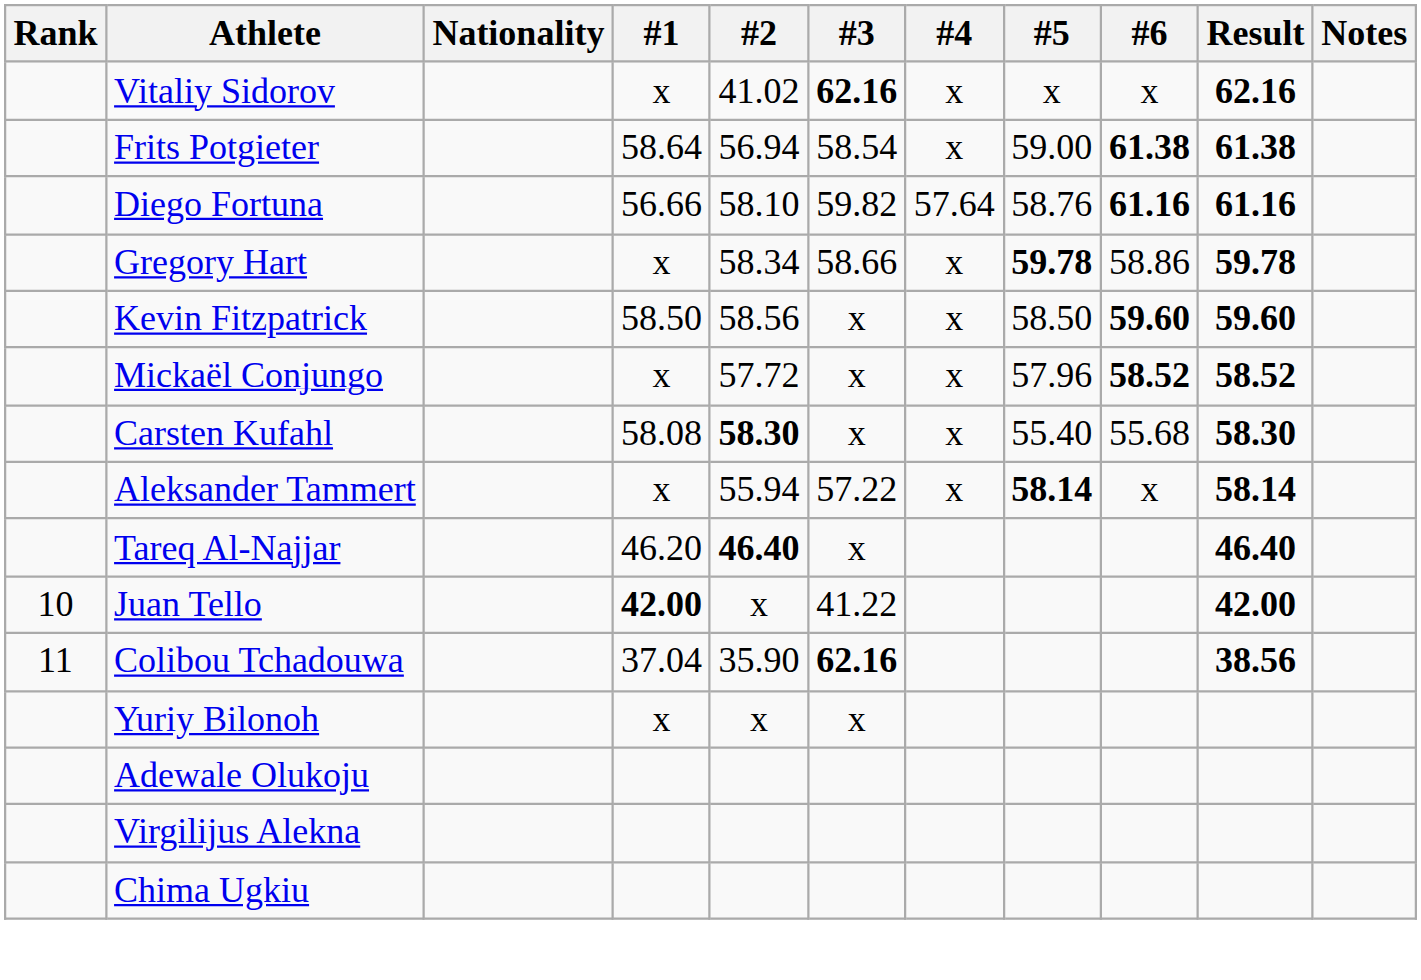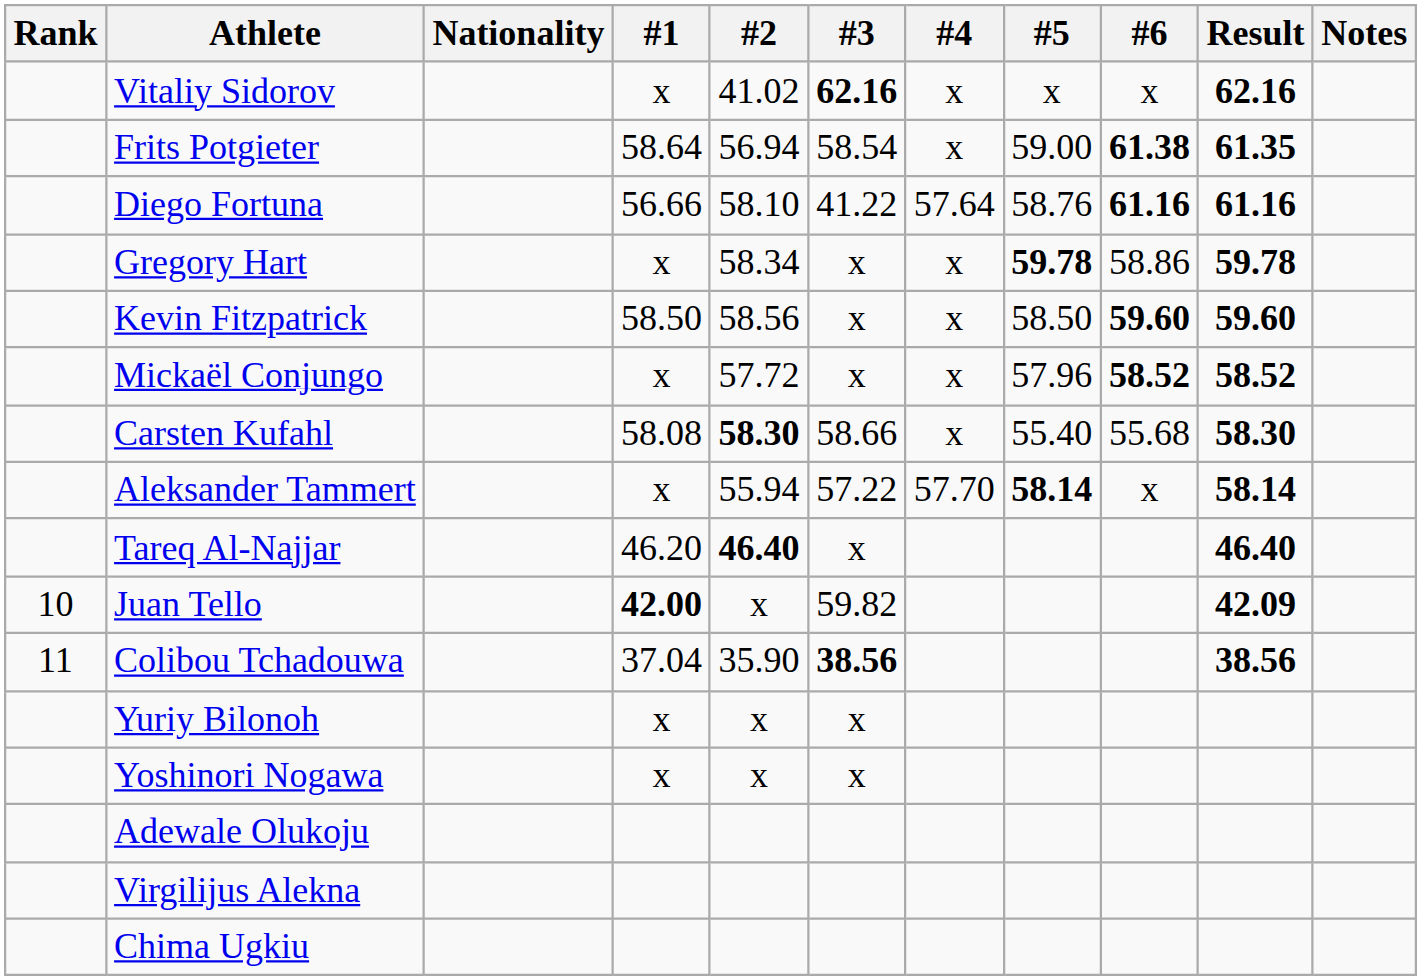(1256, 147) 61.38 -> (1256, 147) 61.35
(857, 204) 59.82 -> (857, 204) 41.22
(857, 261) 58.66 -> (857, 261) x
(857, 432) x -> (857, 432) 58.66
(954, 489) x -> (954, 489) 57.70
(857, 603) 41.22 -> (857, 603) 59.82
(1256, 603) 42.00 -> (1256, 603) 42.09
(857, 661) 62.16 -> (857, 661) 38.56
+ row: (249, 775)
